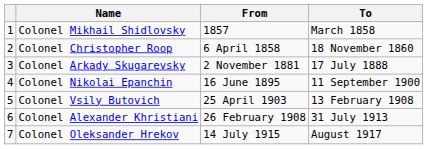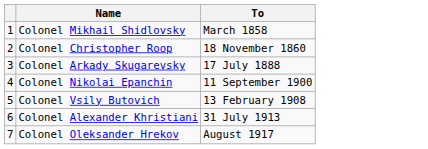- column: (255, 13)
